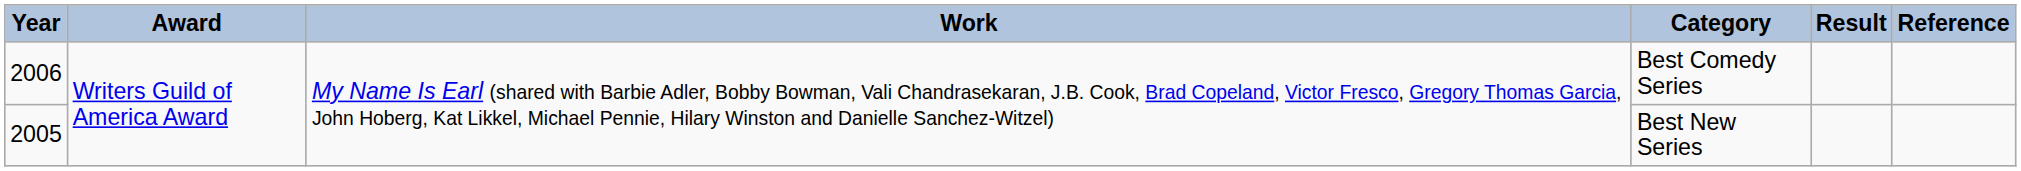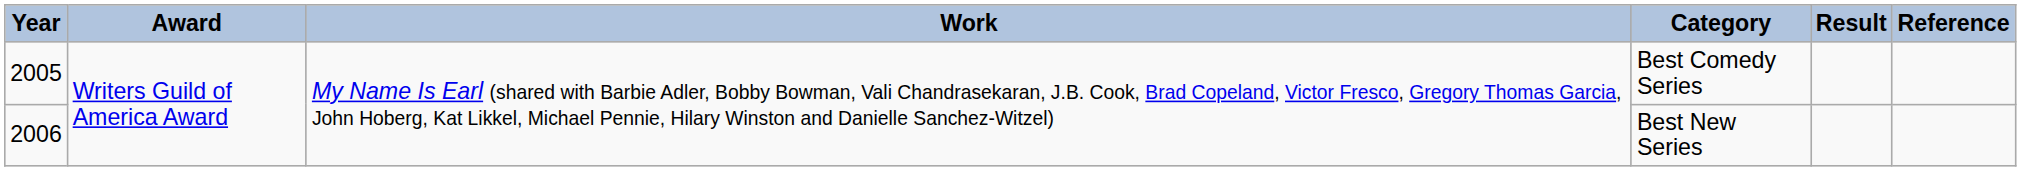(36, 73) 2006 -> (36, 73) 2005
(36, 135) 2005 -> (36, 135) 2006
